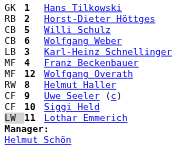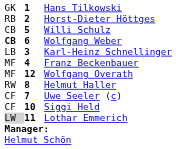(10, 41) normal -> (10, 41) bold
(27, 96) 9 -> (27, 96) 7
